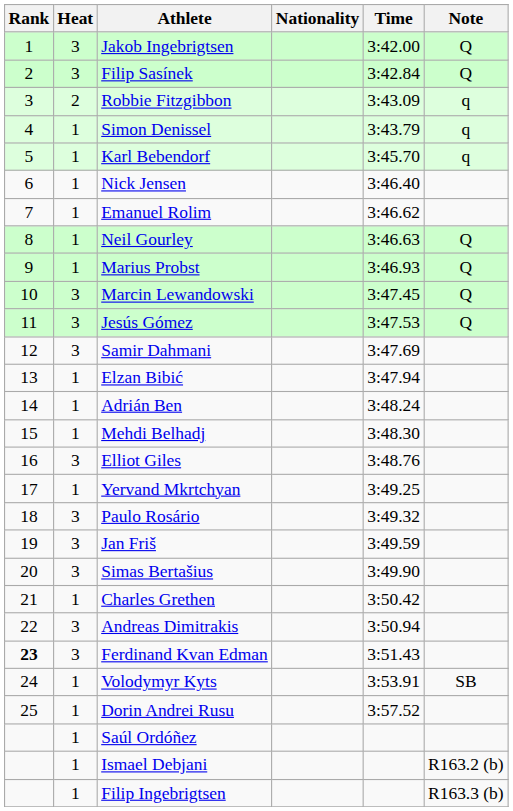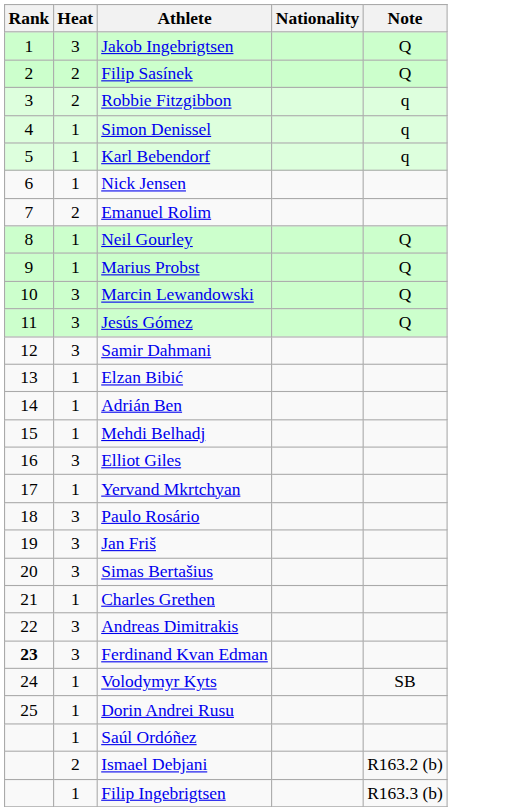- column: (394, 18)
(75, 73) 3 -> (75, 73) 2
(75, 211) 1 -> (75, 211) 2
(75, 765) 1 -> (75, 765) 2
